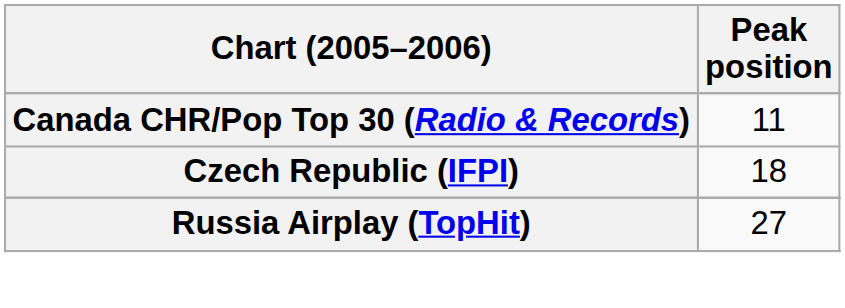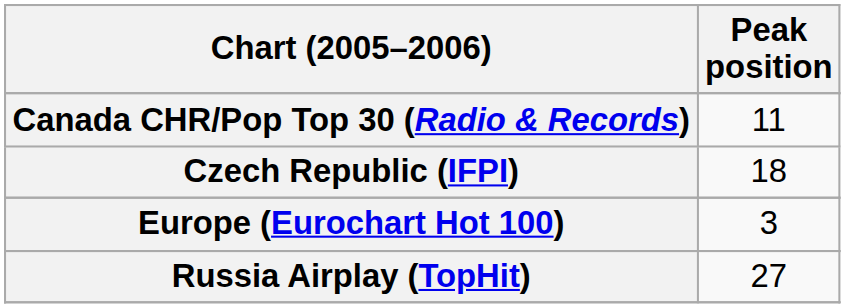+ row: (351, 223)
